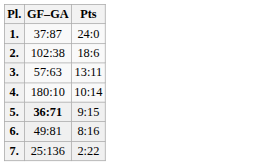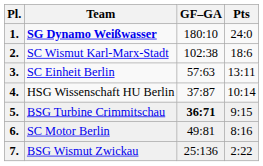+ column: (101, 14)
(48, 33) 37:87 -> (201, 33) 180:10
(48, 92) 180:10 -> (201, 92) 37:87
